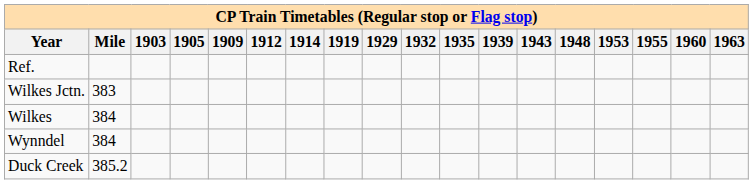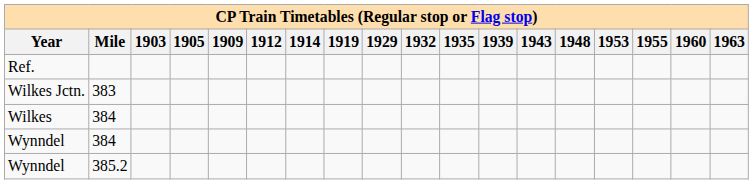- row: (46, 166)
+ row: (36, 166)
